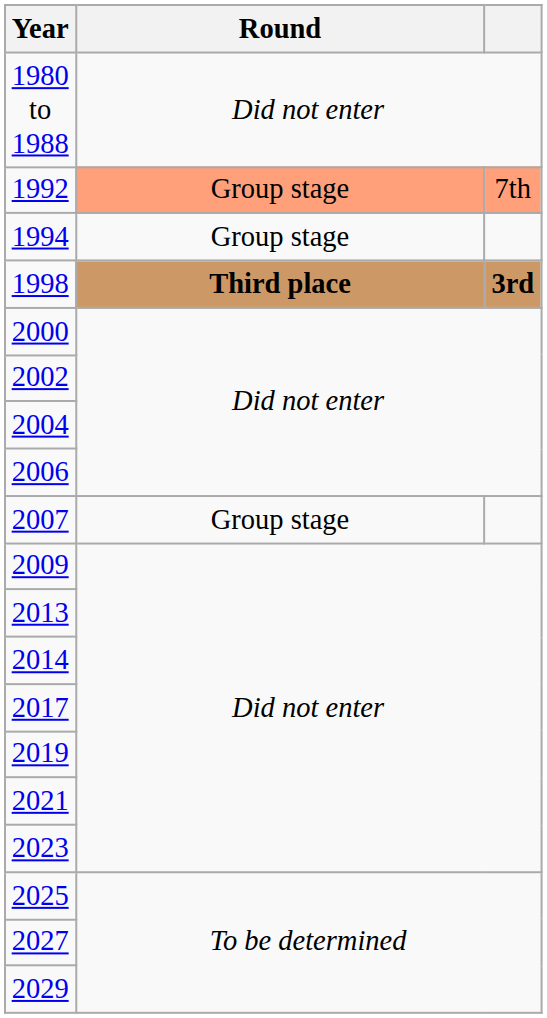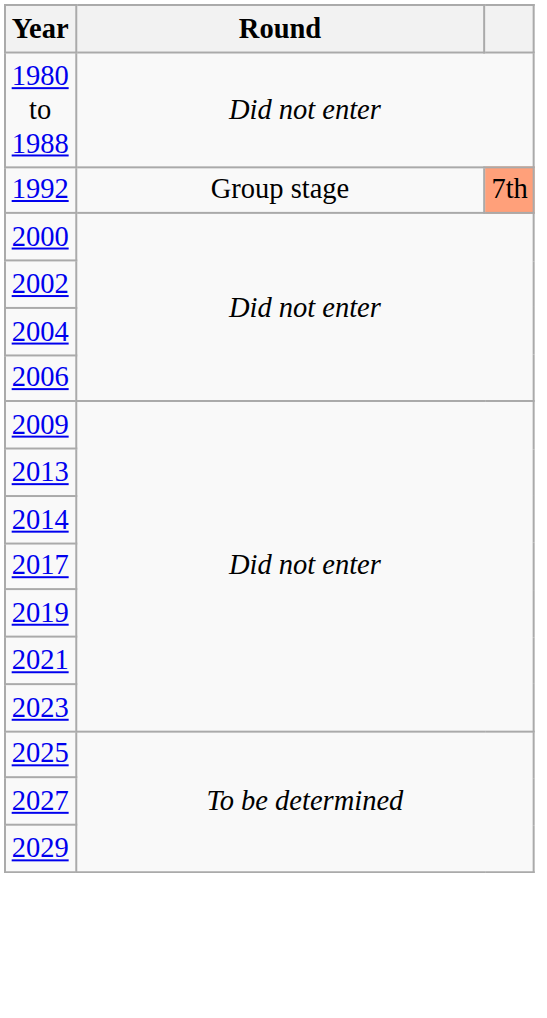(280, 189) lightsalmon background -> (280, 189) no background
- row: (40, 236)
- row: (40, 283)
- row: (40, 518)
